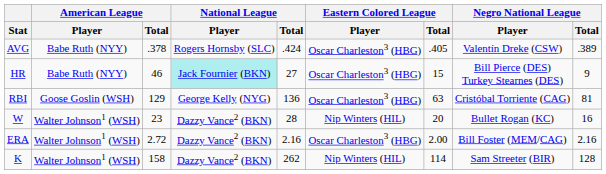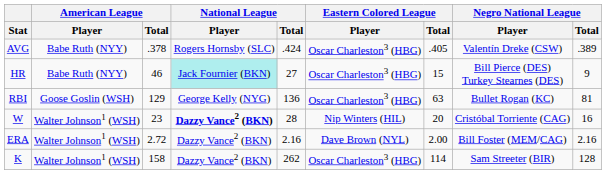(512, 98) Cristóbal Torriente (CAG) -> (512, 98) Bullet Rogan (KC)
(224, 119) normal -> (224, 119) bold
(512, 118) Bullet Rogan (KC) -> (512, 118) Cristóbal Torriente (CAG)
(365, 139) Oscar Charleston3 (HBG) -> (365, 139) Dave Brown (NYL)
(365, 159) Nip Winters (HIL) -> (365, 159) Oscar Charleston3 (HBG)
